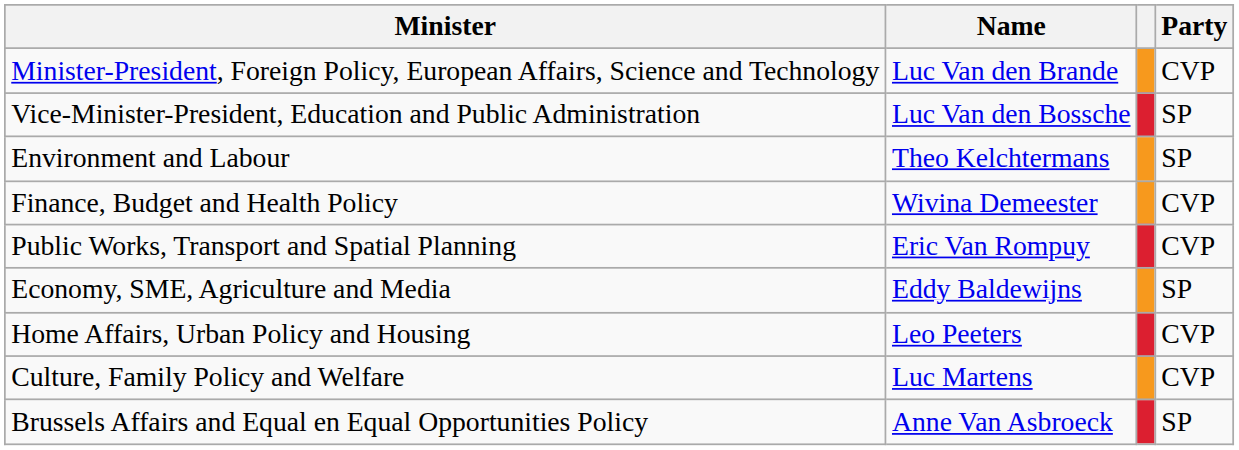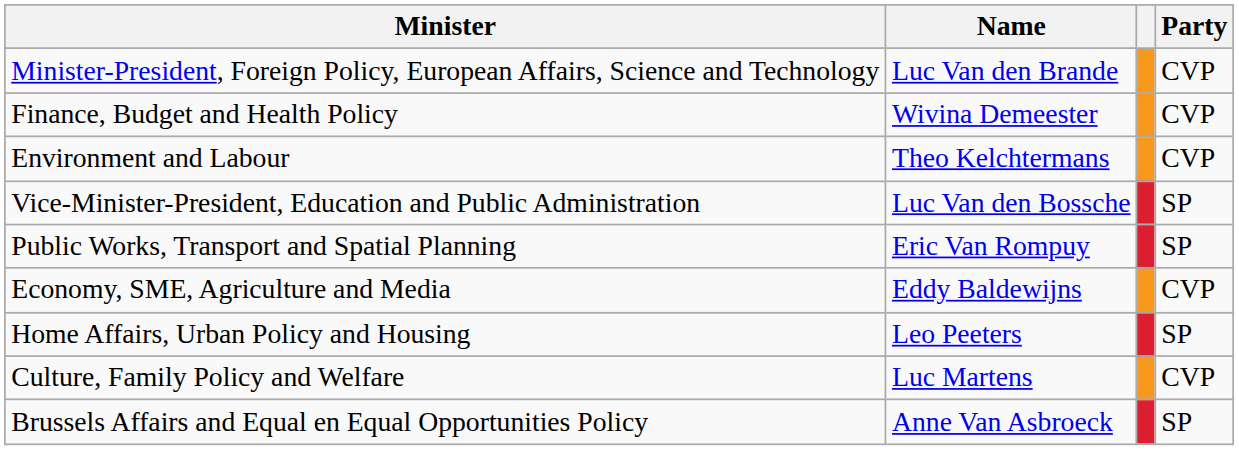rows swapped: (356, 114) <-> (205, 202)
(1177, 158) SP -> (1188, 158) CVP
(1188, 245) CVP -> (1177, 245) SP
(1177, 289) SP -> (1188, 289) CVP
(1188, 333) CVP -> (1177, 333) SP
